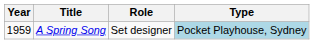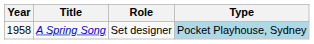(19, 30) 1959 -> (19, 30) 1958
